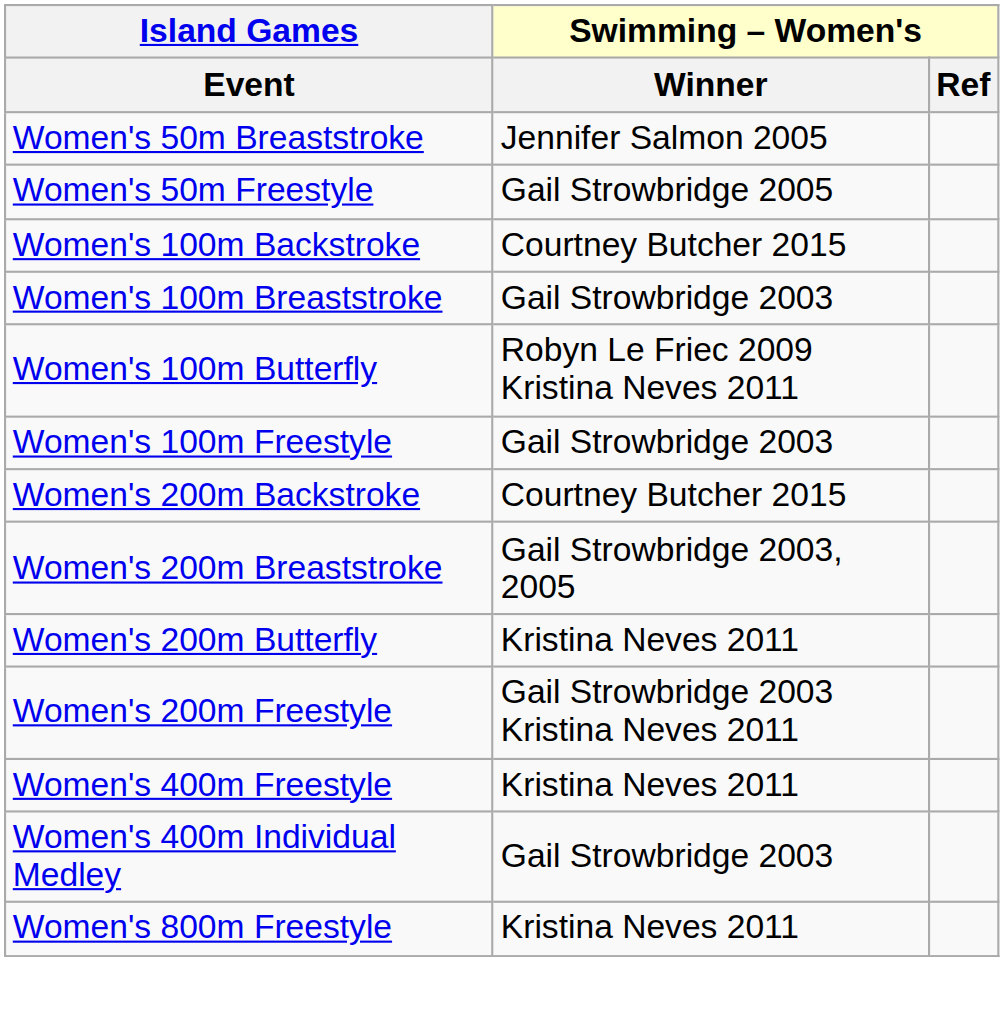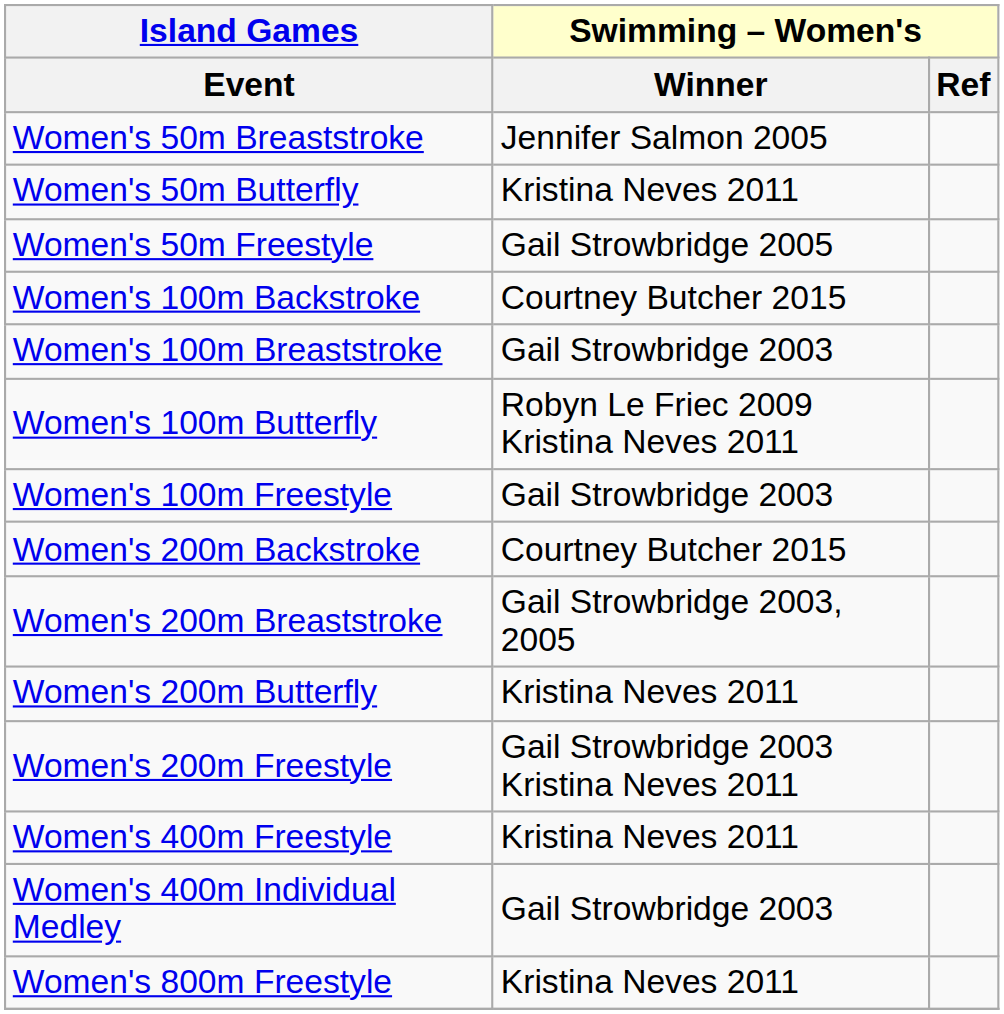+ row: (186, 191)
